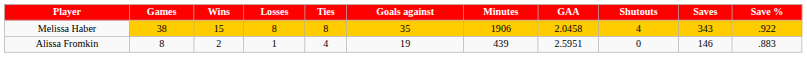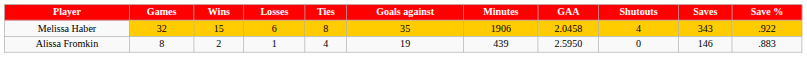(162, 28) 38 -> (162, 28) 32
(274, 28) 8 -> (274, 28) 6
(568, 44) 2.5951 -> (568, 44) 2.5950
